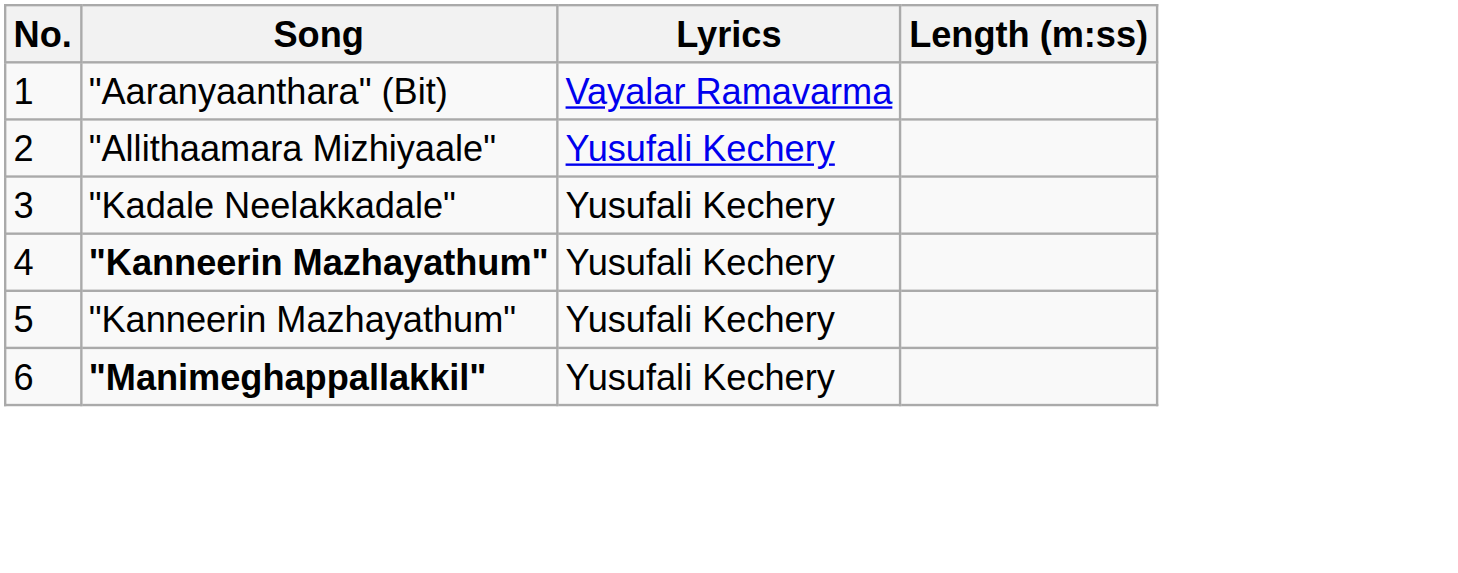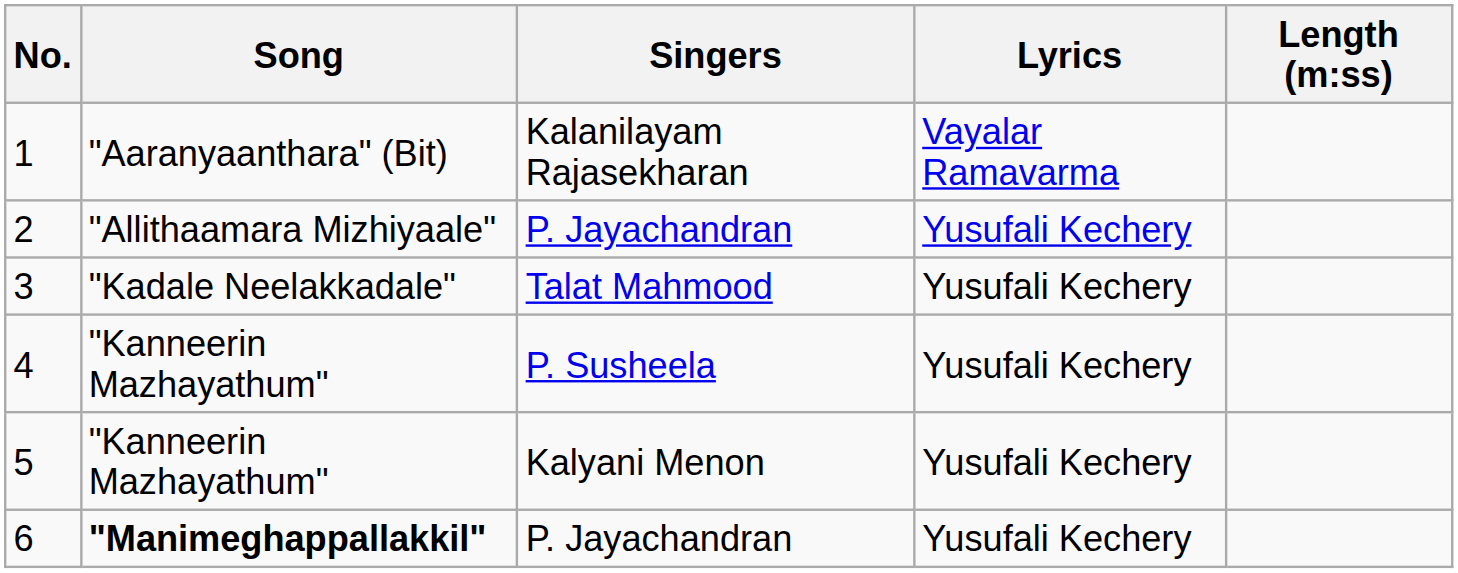+ column: (716, 54)
(319, 263) bold -> (209, 364) normal
